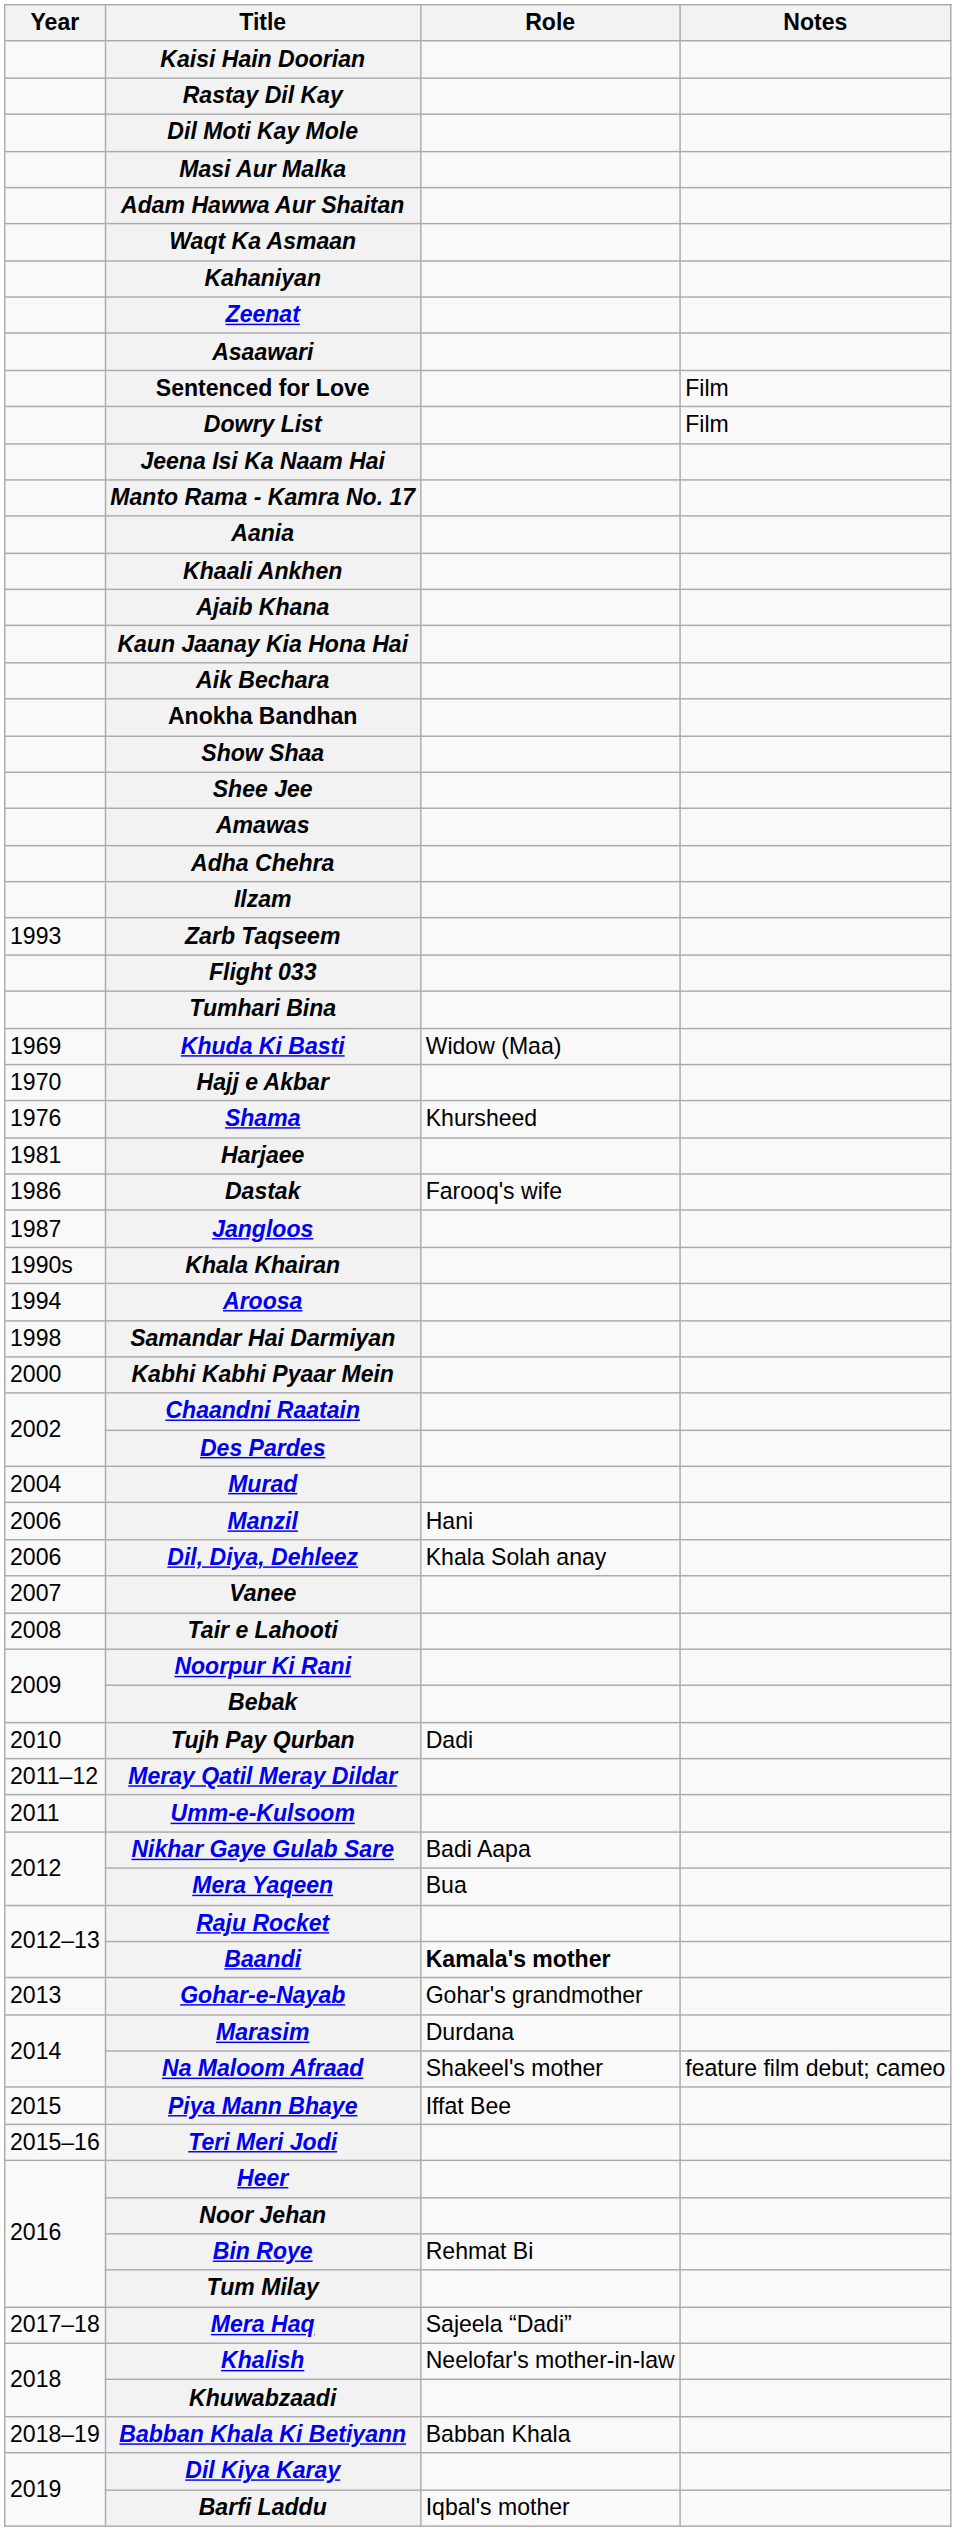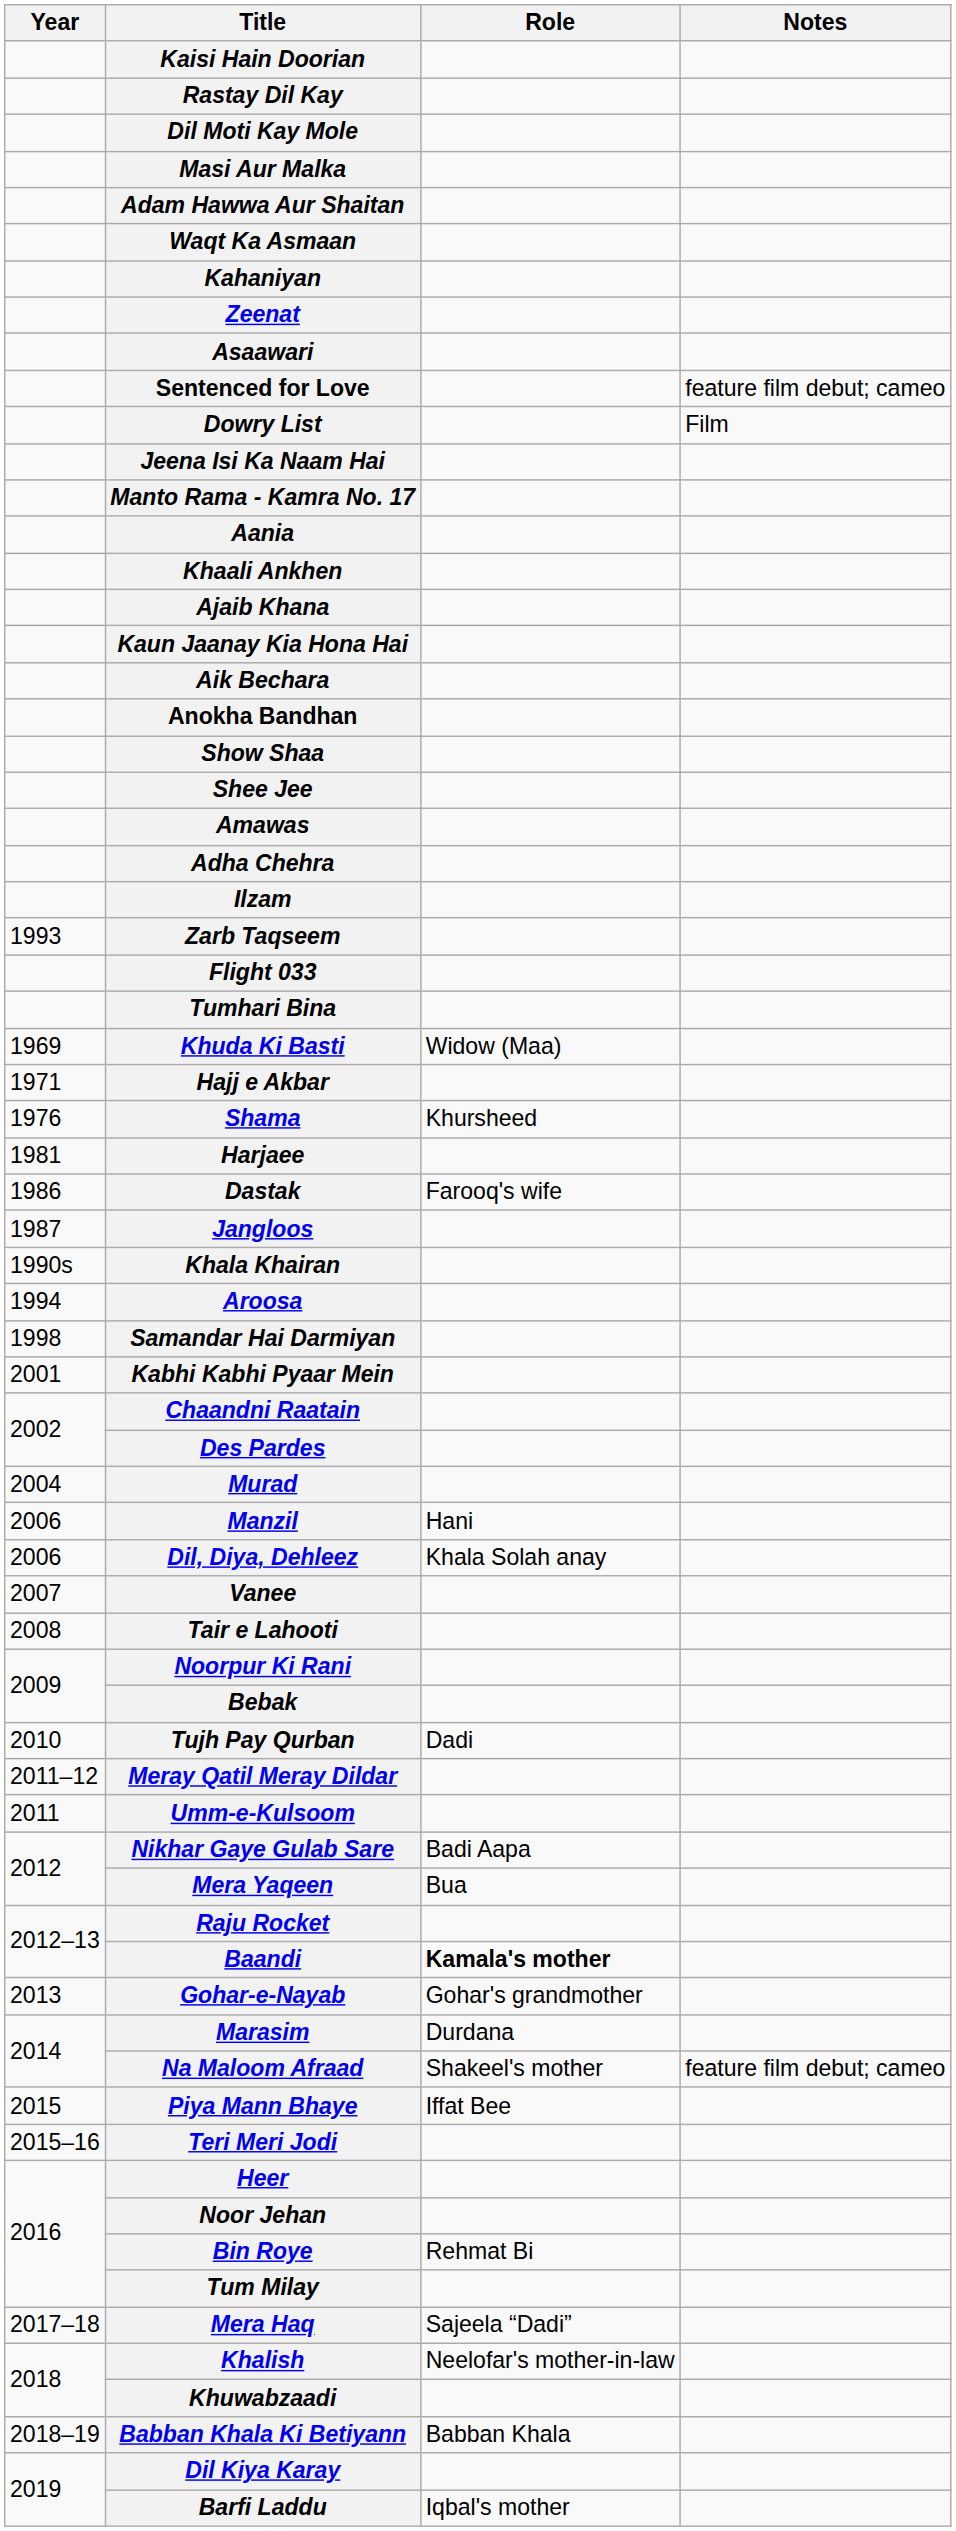(707, 388) Film -> (815, 388) feature film debut; cameo
(36, 1082) 1970 -> (36, 1082) 1971
(36, 1374) 2000 -> (36, 1374) 2001
